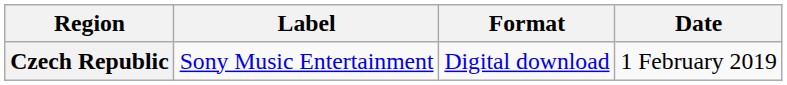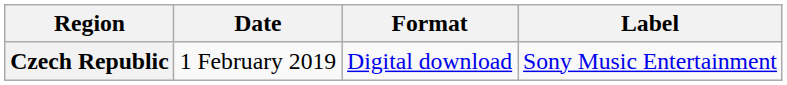columns swapped: (699, 23) <-> (307, 23)
